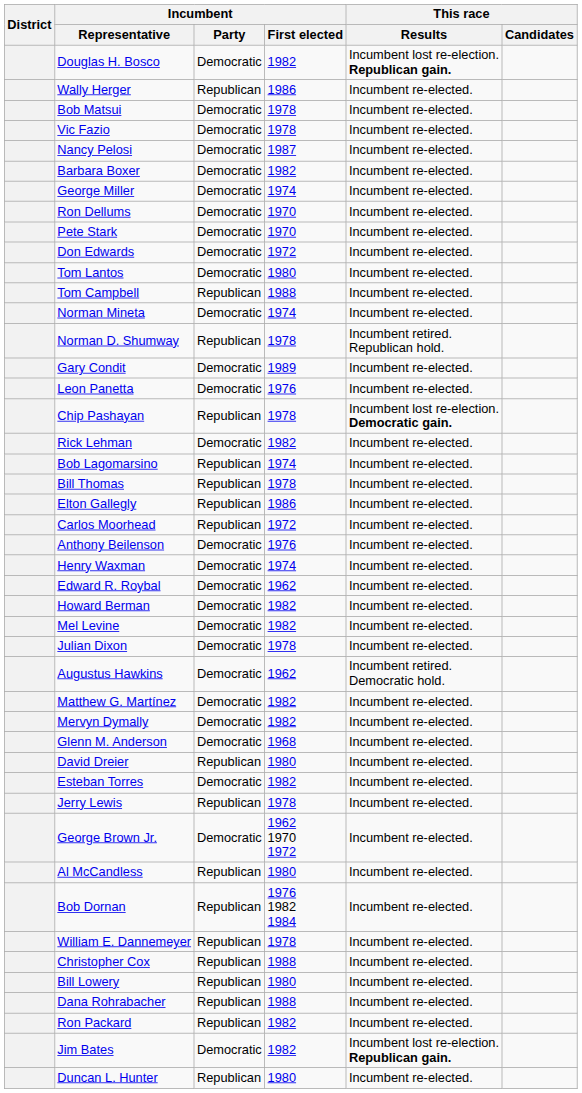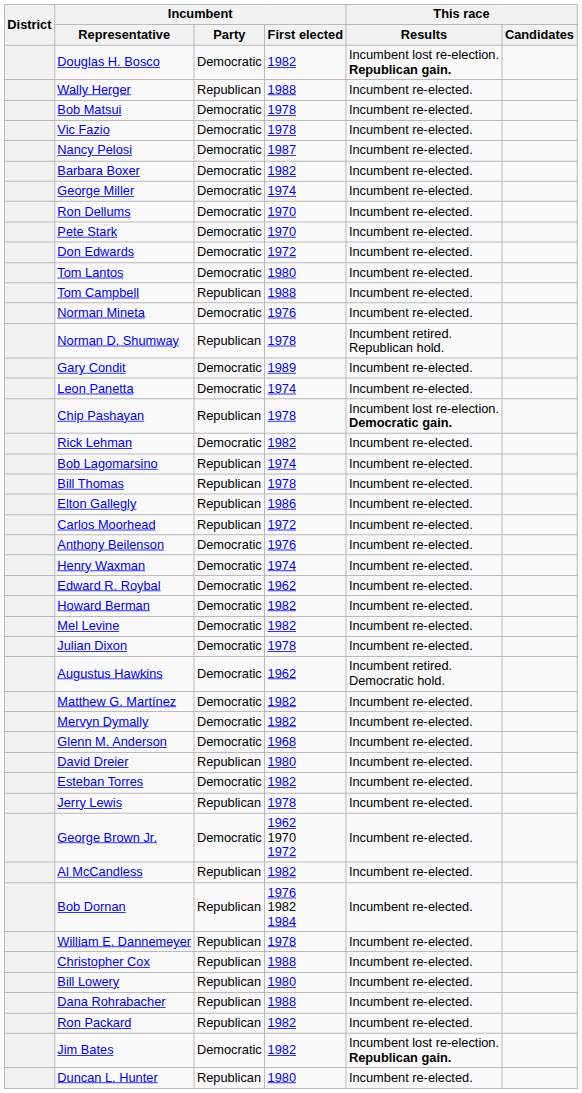(282, 89) 1986 -> (282, 89) 1988
(282, 313) 1974 -> (282, 313) 1976
(282, 388) 1976 -> (282, 388) 1974
(282, 872) 1980 -> (282, 872) 1982
